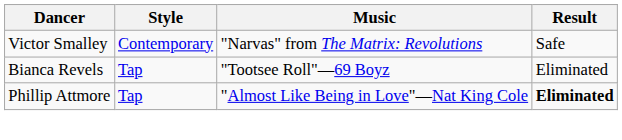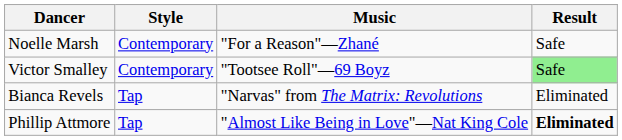+ row: (53, 43)
(352, 43) "Narvas" from The Matrix: Revolutions -> (305, 69) "Tootsee Roll"—69 Boyz
(550, 43) no background -> (550, 69) lightgreen background
(305, 69) "Tootsee Roll"—69 Boyz -> (352, 95) "Narvas" from The Matrix: Revolutions
